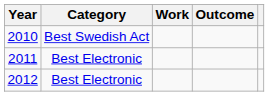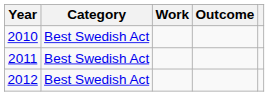(97, 58) Best Electronic -> (97, 58) Best Swedish Act
(97, 79) Best Electronic -> (97, 79) Best Swedish Act
